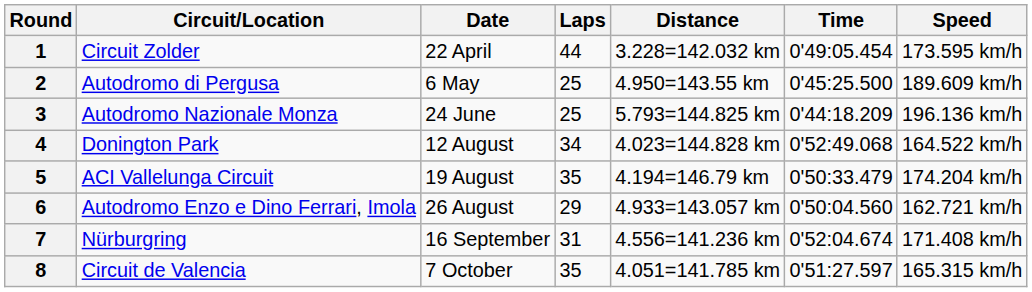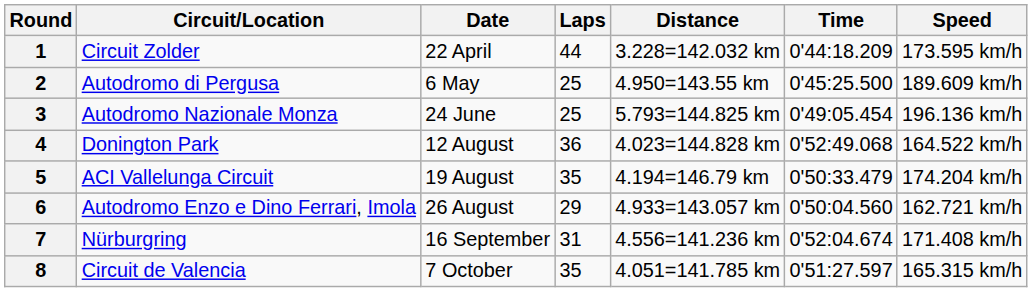(841, 51) 0'49:05.454 -> (841, 51) 0'44:18.209
(841, 114) 0'44:18.209 -> (841, 114) 0'49:05.454
(570, 145) 34 -> (570, 145) 36
